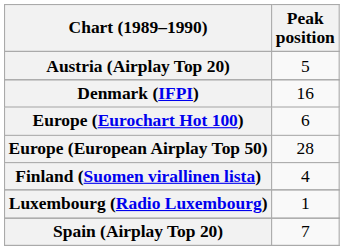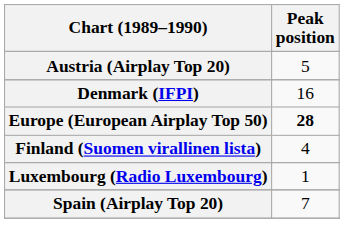- row: (138, 120)
(305, 148) normal -> (305, 120) bold
